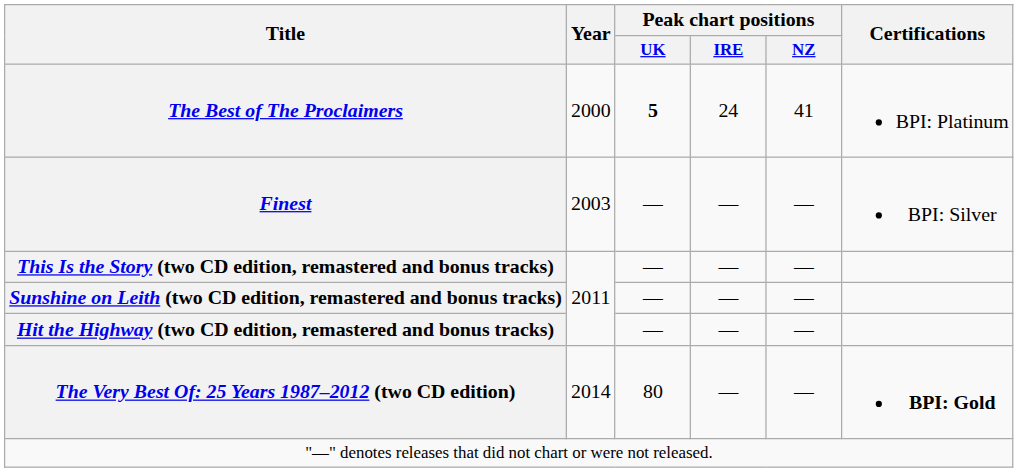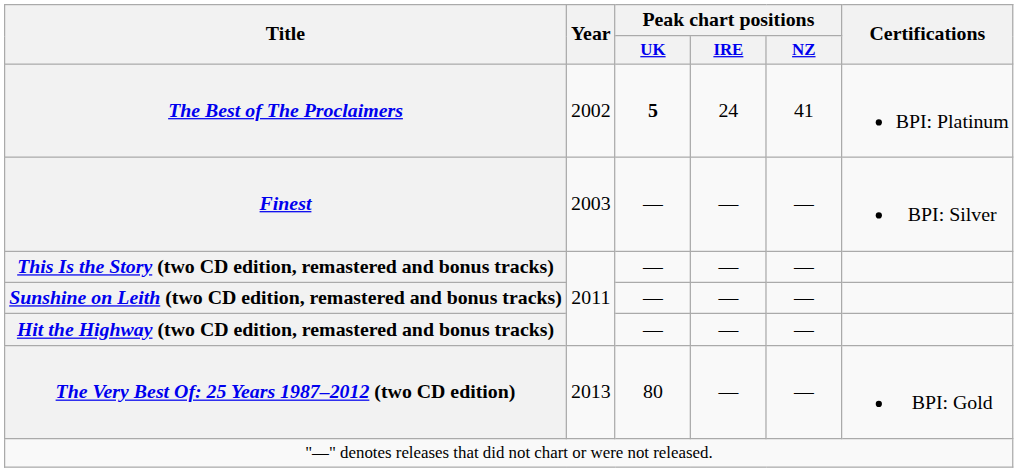(591, 110) 2000 -> (591, 110) 2002
(591, 391) 2014 -> (591, 391) 2013
(927, 403) bold -> (927, 403) normal
